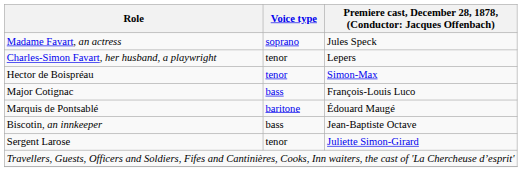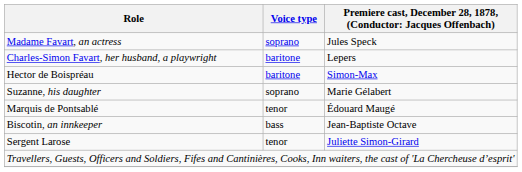(276, 58) tenor -> (283, 58) baritone
(276, 74) tenor -> (283, 74) baritone
- row: (40, 91)
+ row: (54, 91)
(283, 108) baritone -> (276, 108) tenor
